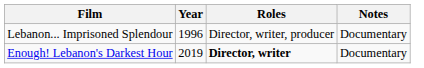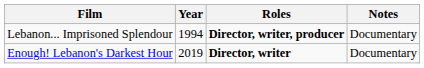(191, 33) 1996 -> (191, 33) 1994
(271, 33) normal -> (276, 33) bold
